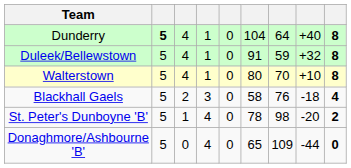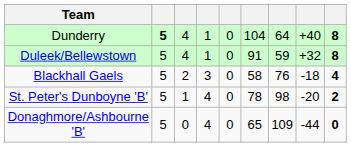- row: (78, 76)
